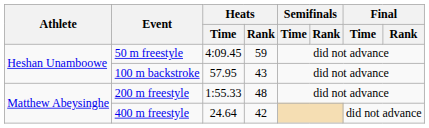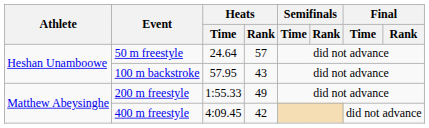(223, 54) 4:09.45 -> (223, 54) 24.64
(261, 54) 59 -> (261, 54) 57
(261, 93) 48 -> (261, 93) 49
(223, 113) 24.64 -> (223, 113) 4:09.45
